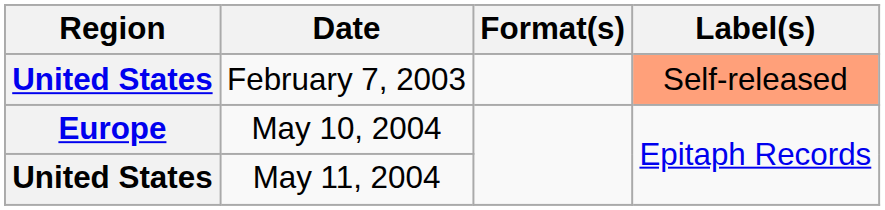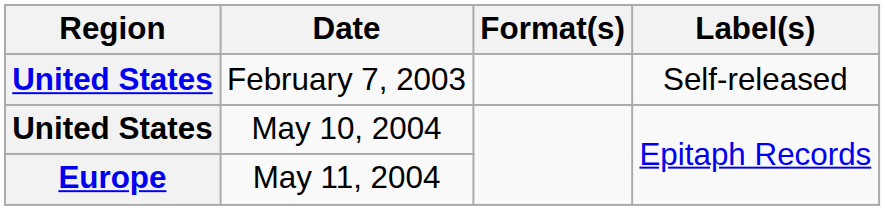(755, 79) lightsalmon background -> (755, 79) no background
(112, 128) Europe -> (112, 128) United States
(112, 178) United States -> (112, 178) Europe
